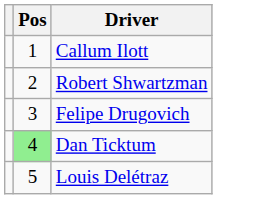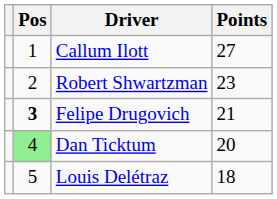+ column: (242, 19)
(32, 114) normal -> (32, 114) bold
